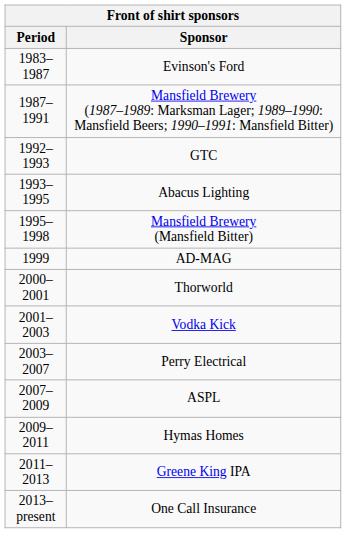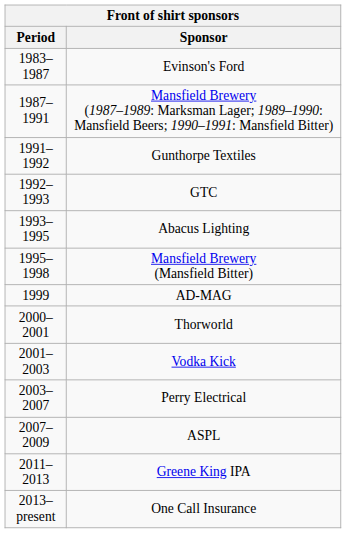+ row: (204, 155)
- row: (204, 435)
